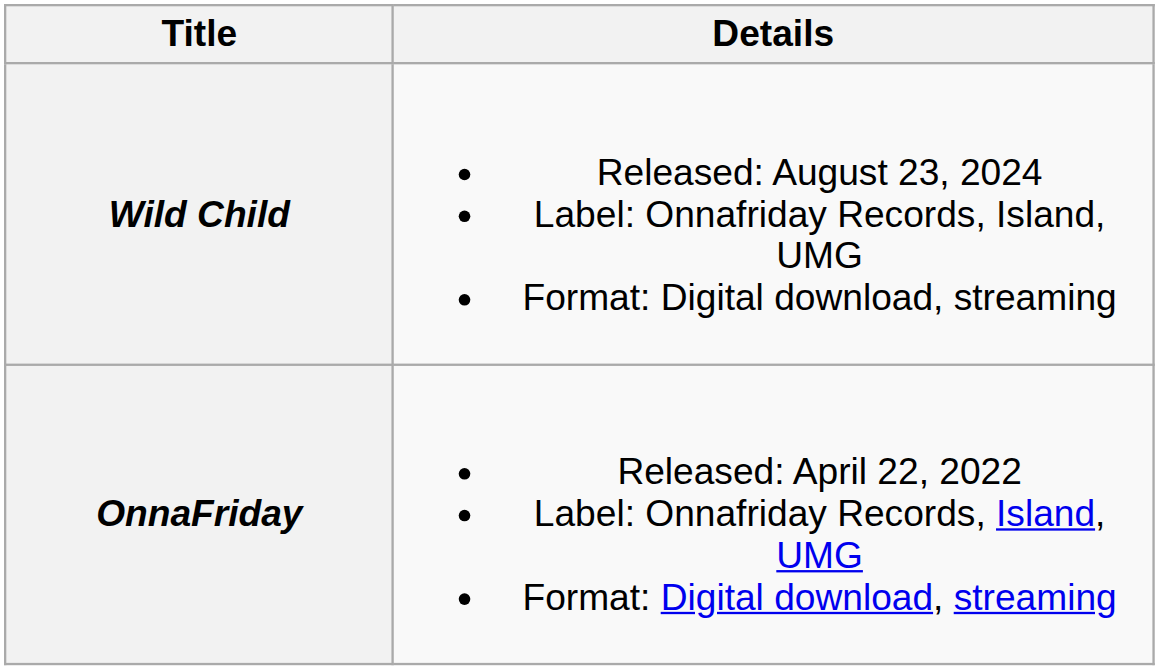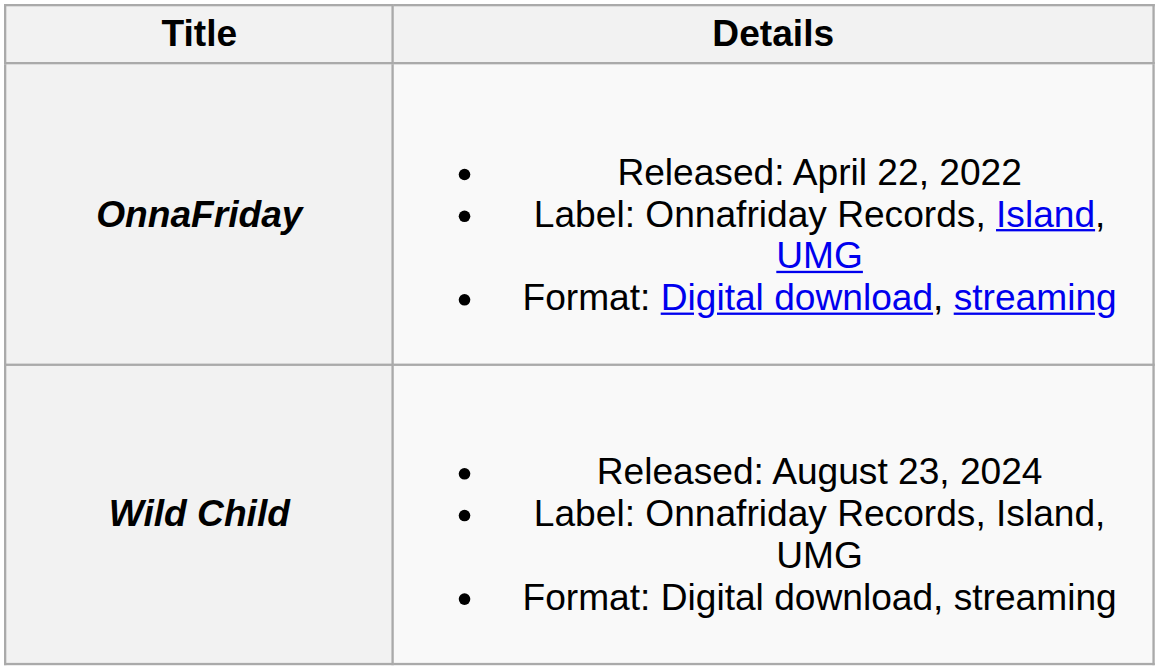rows swapped: (199, 513) <-> (199, 213)
